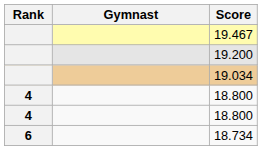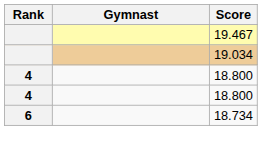- row: (28, 55)
